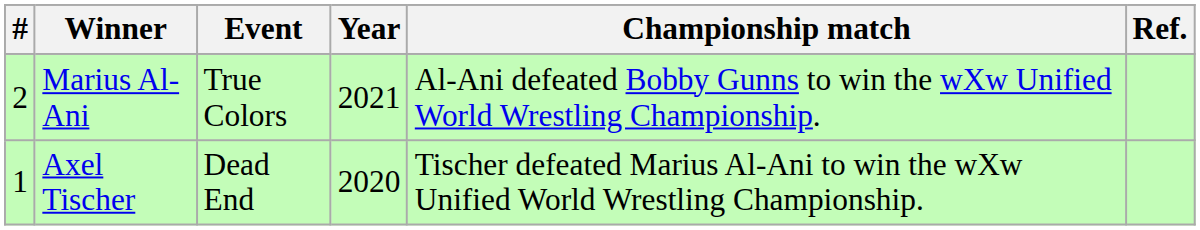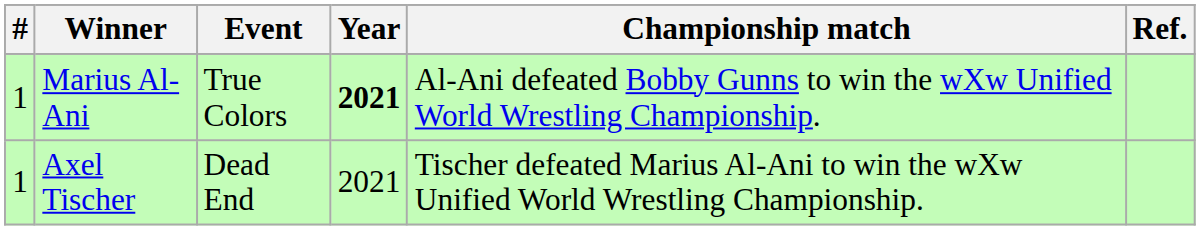(20, 96) 2 -> (20, 96) 1
(369, 96) normal -> (369, 96) bold
(369, 181) 2020 -> (369, 181) 2021
